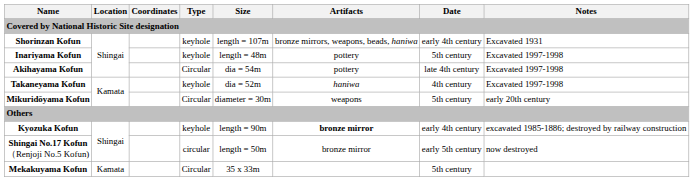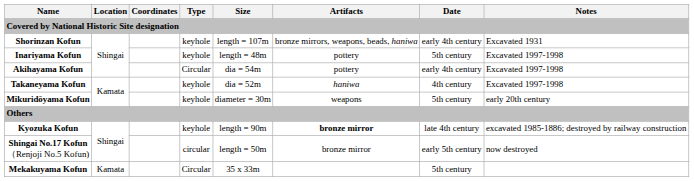(452, 69) late 4th century -> (452, 69) early 4th century
(196, 98) Circular -> (196, 98) keyhole
(452, 128) early 4th century -> (452, 128) late 4th century
